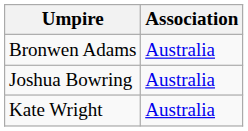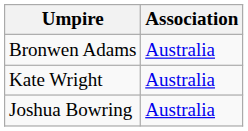rows swapped: (71, 79) <-> (56, 110)
